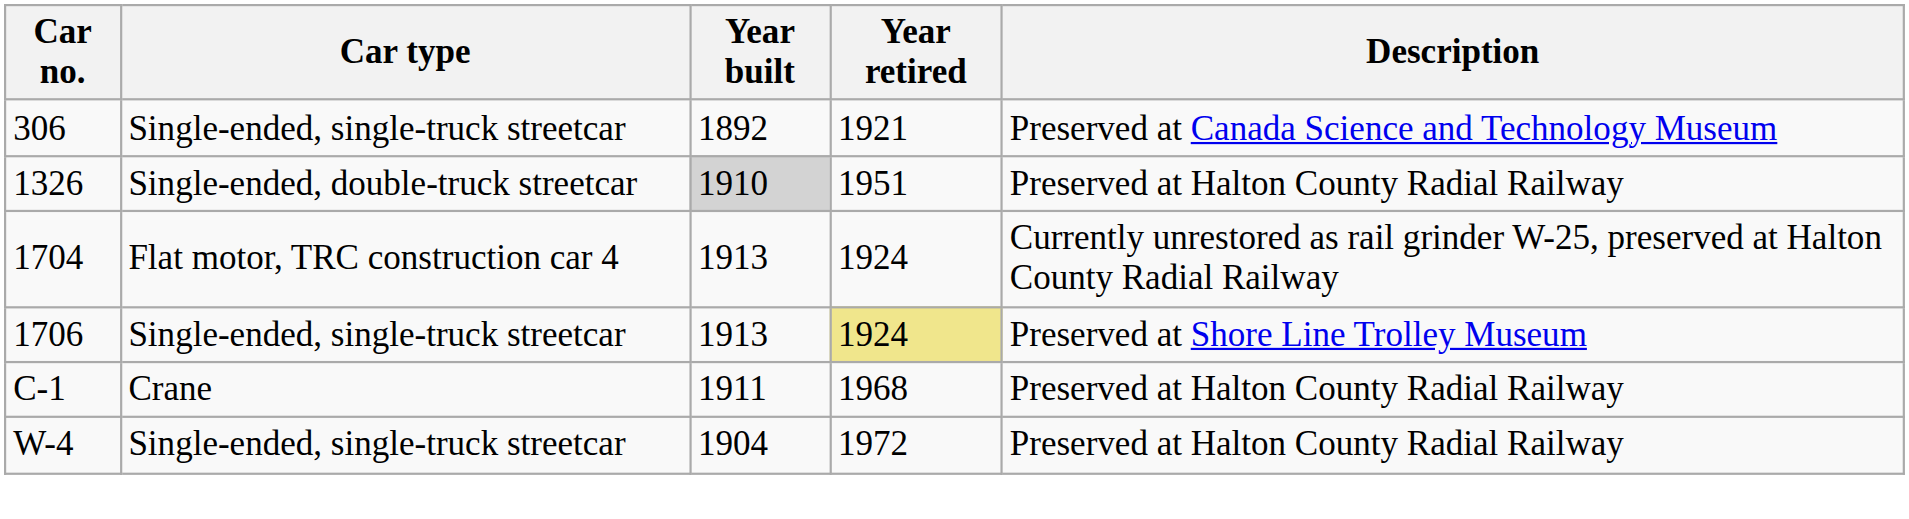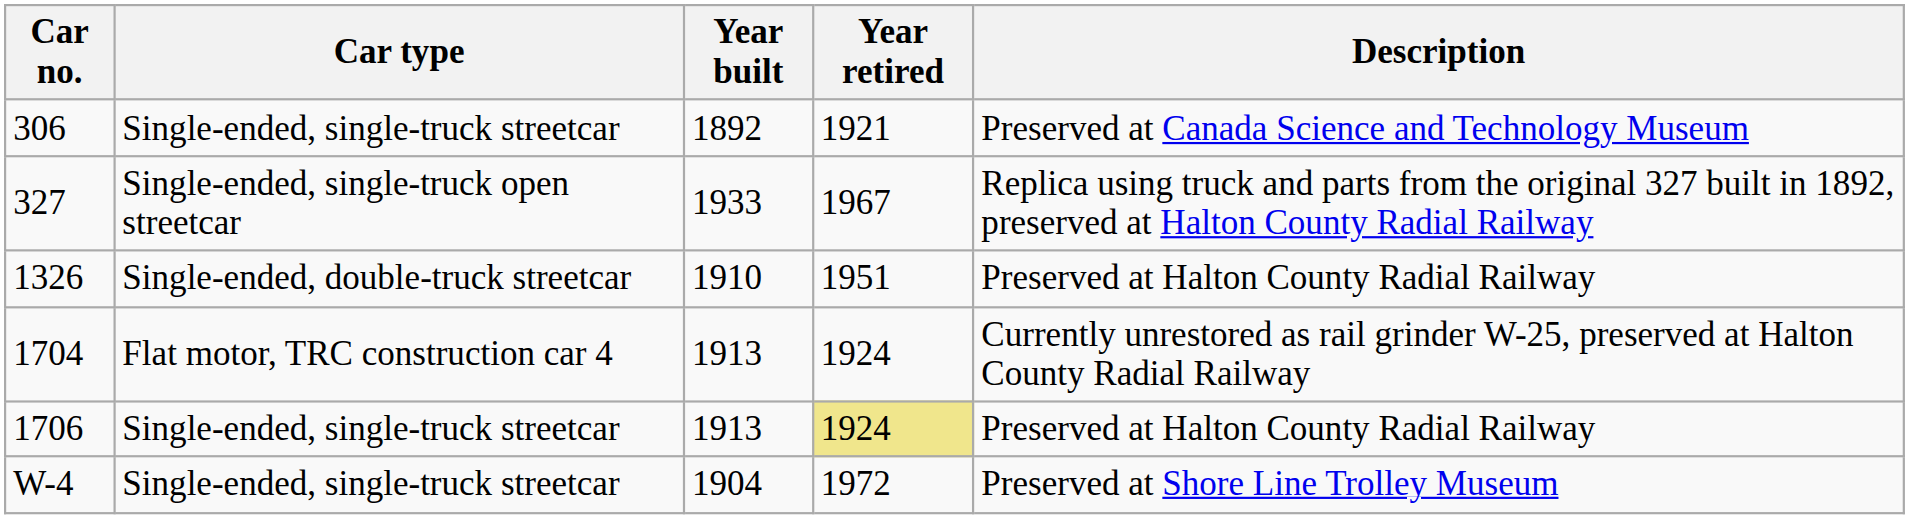+ row: (39, 202)
(733, 182) lightgrey background -> (727, 277) no background
(1298, 333) Preserved at Shore Line Trolley Museum -> (1288, 428) Preserved at Halton County Radial Railway
- row: (39, 388)
(1317, 444) Preserved at Halton County Radial Railway -> (1270, 483) Preserved at Shore Line Trolley Museum
